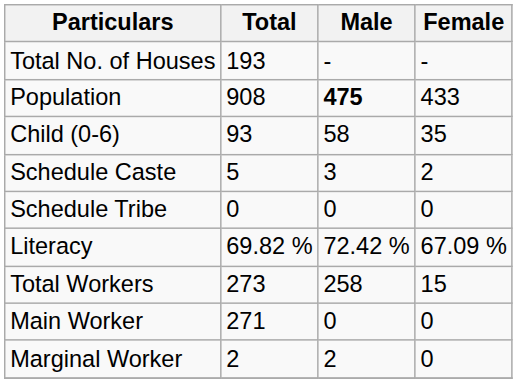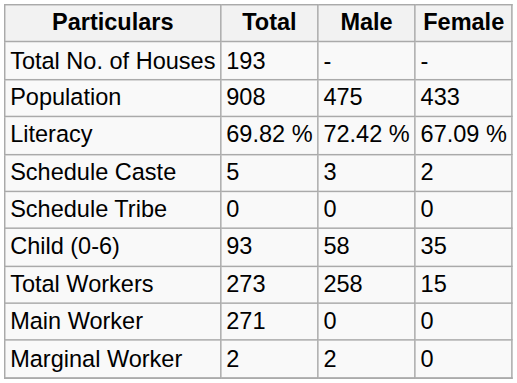(343, 97) bold -> (343, 97) normal
rows swapped: (65, 135) <-> (51, 246)
